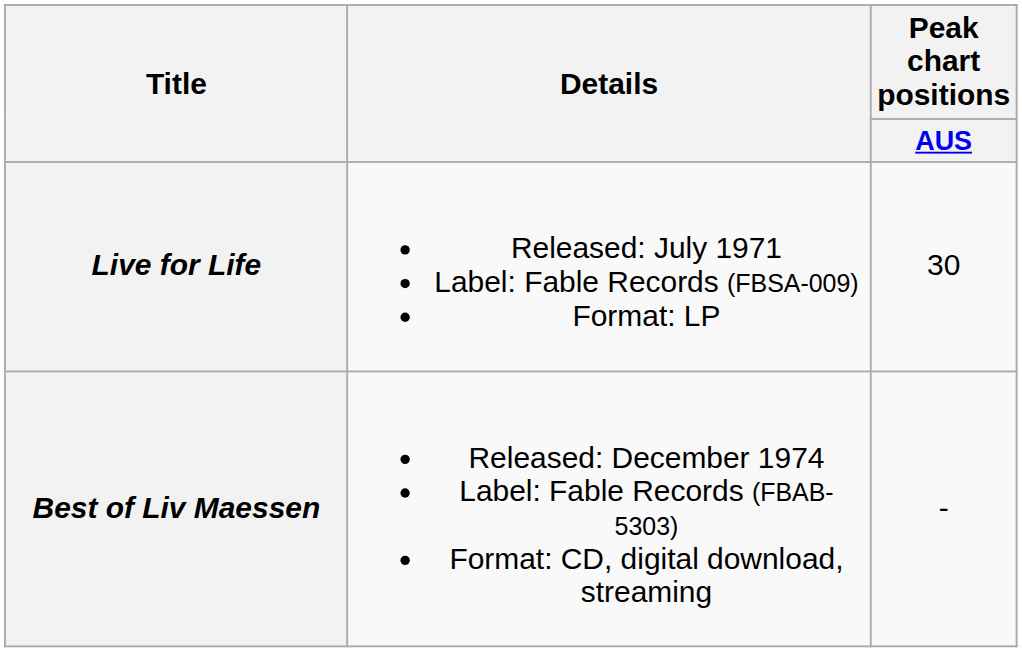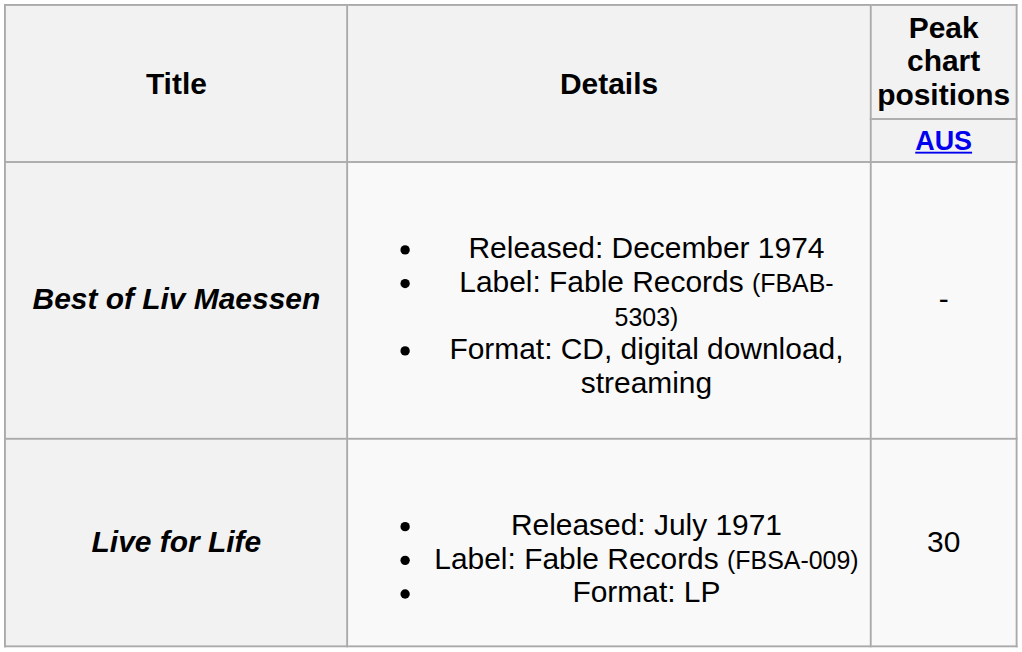rows swapped: (176, 265) <-> (176, 507)
